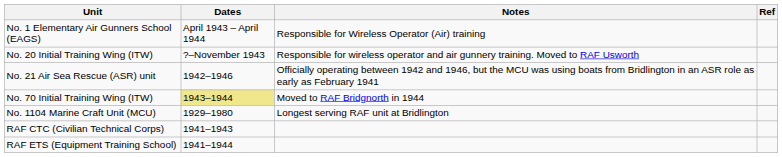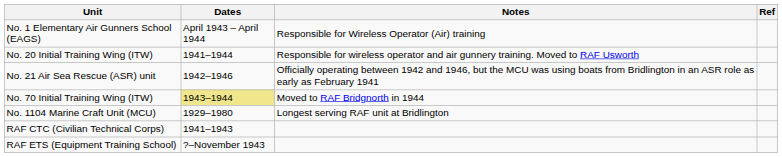(224, 54) ?–November 1943 -> (208, 54) 1941–1944
(208, 144) 1941–1944 -> (224, 144) ?–November 1943
